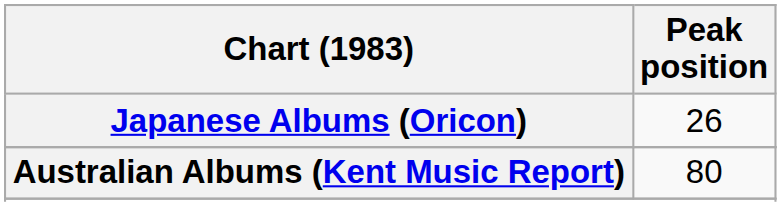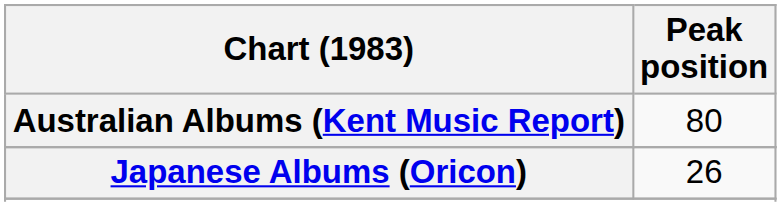rows swapped: (319, 172) <-> (319, 119)
